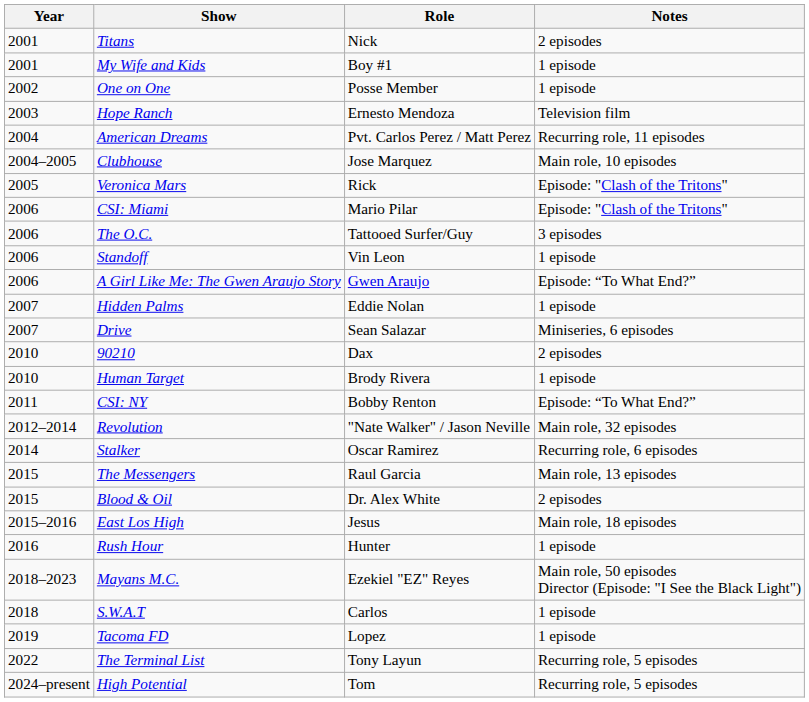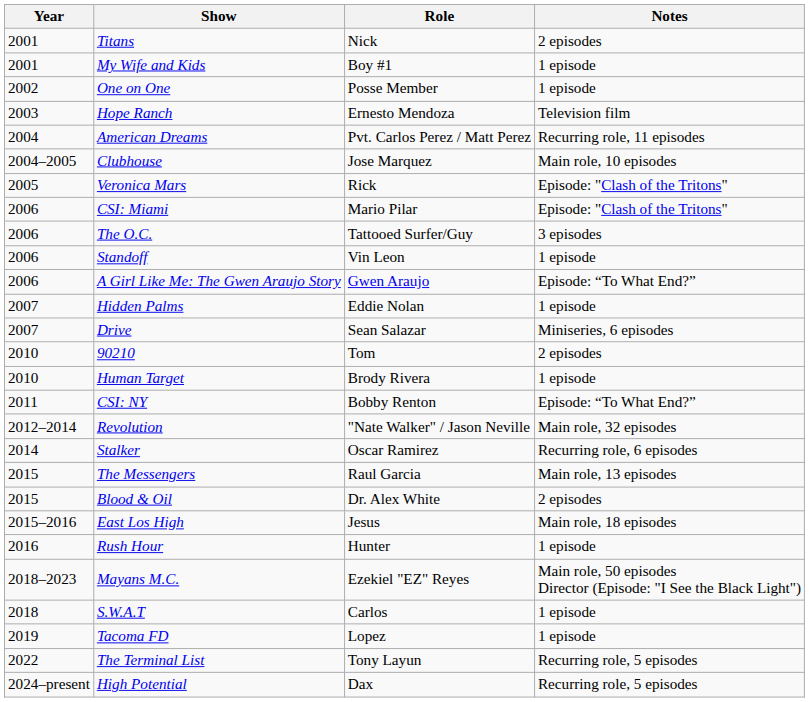(360, 354) Dax -> (362, 354) Tom
(362, 684) Tom -> (360, 684) Dax
